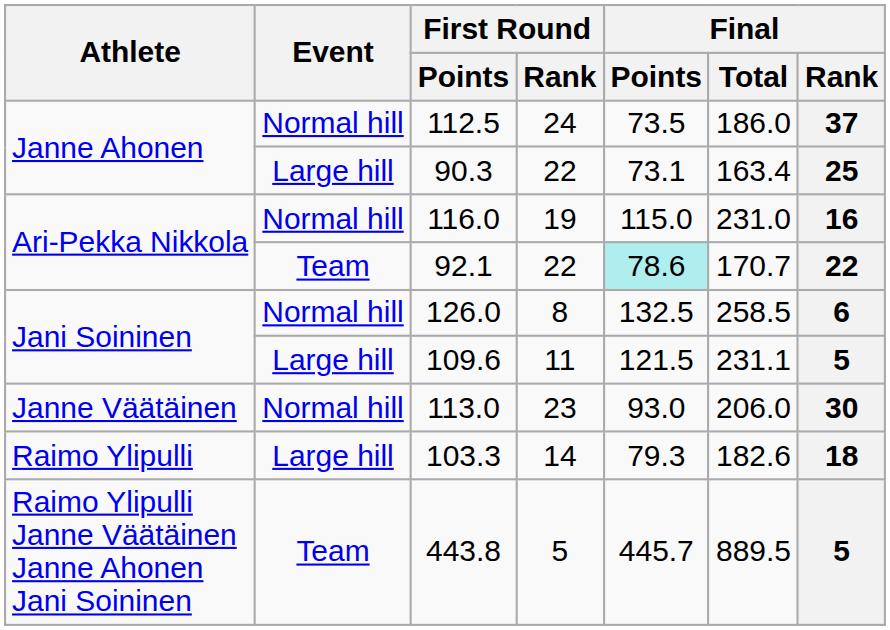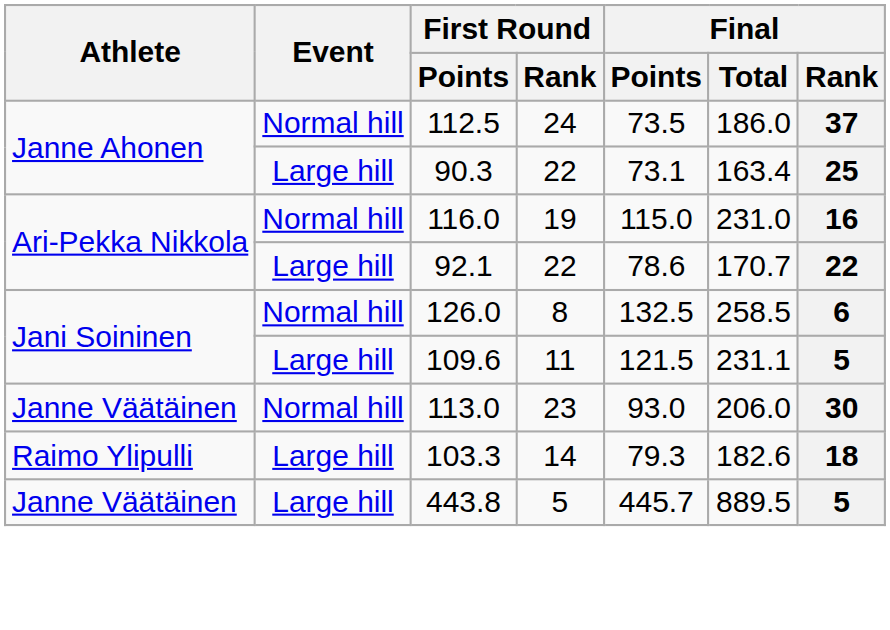(333, 266) Team -> (333, 266) Large hill
(656, 266) paleturquoise background -> (656, 266) no background
(124, 552) Raimo Ylipulli Janne Väätäinen Janne Ahonen Jani Soininen -> (124, 502) Janne Väätäinen
(333, 552) Team -> (333, 502) Large hill
